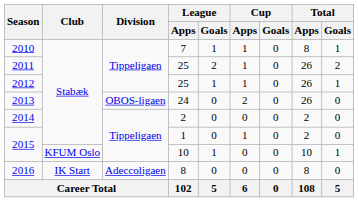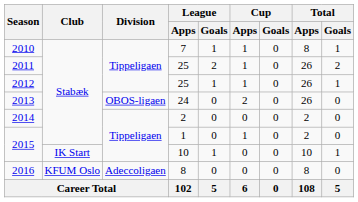(72, 153) KFUM Oslo -> (72, 153) IK Start
(72, 170) IK Start -> (72, 170) KFUM Oslo
